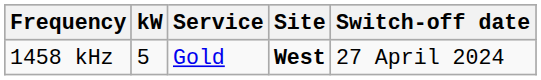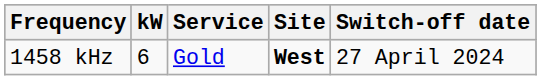(143, 58) 5 -> (143, 58) 6
